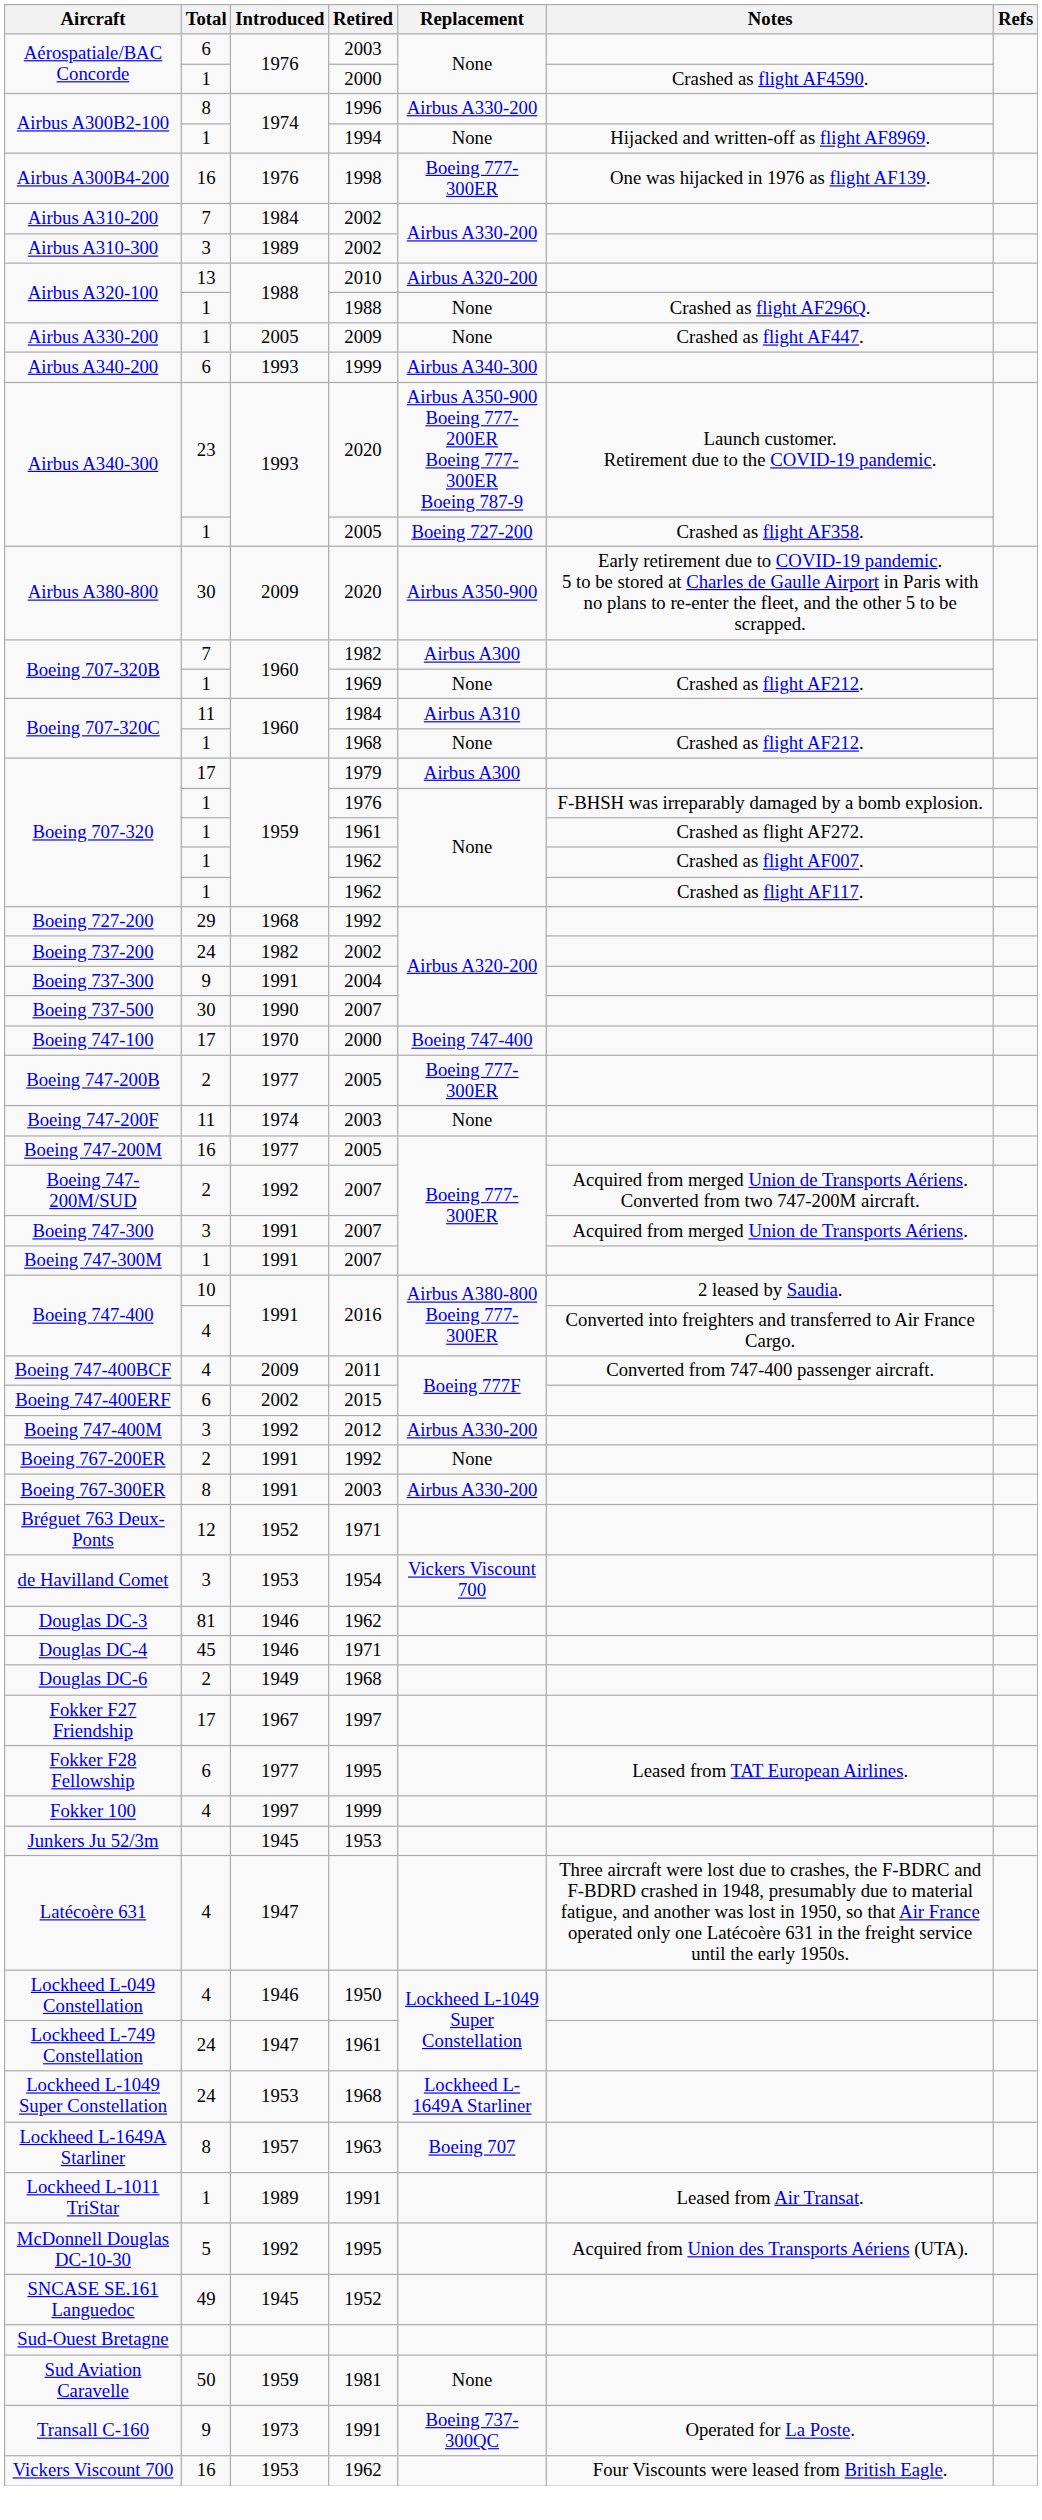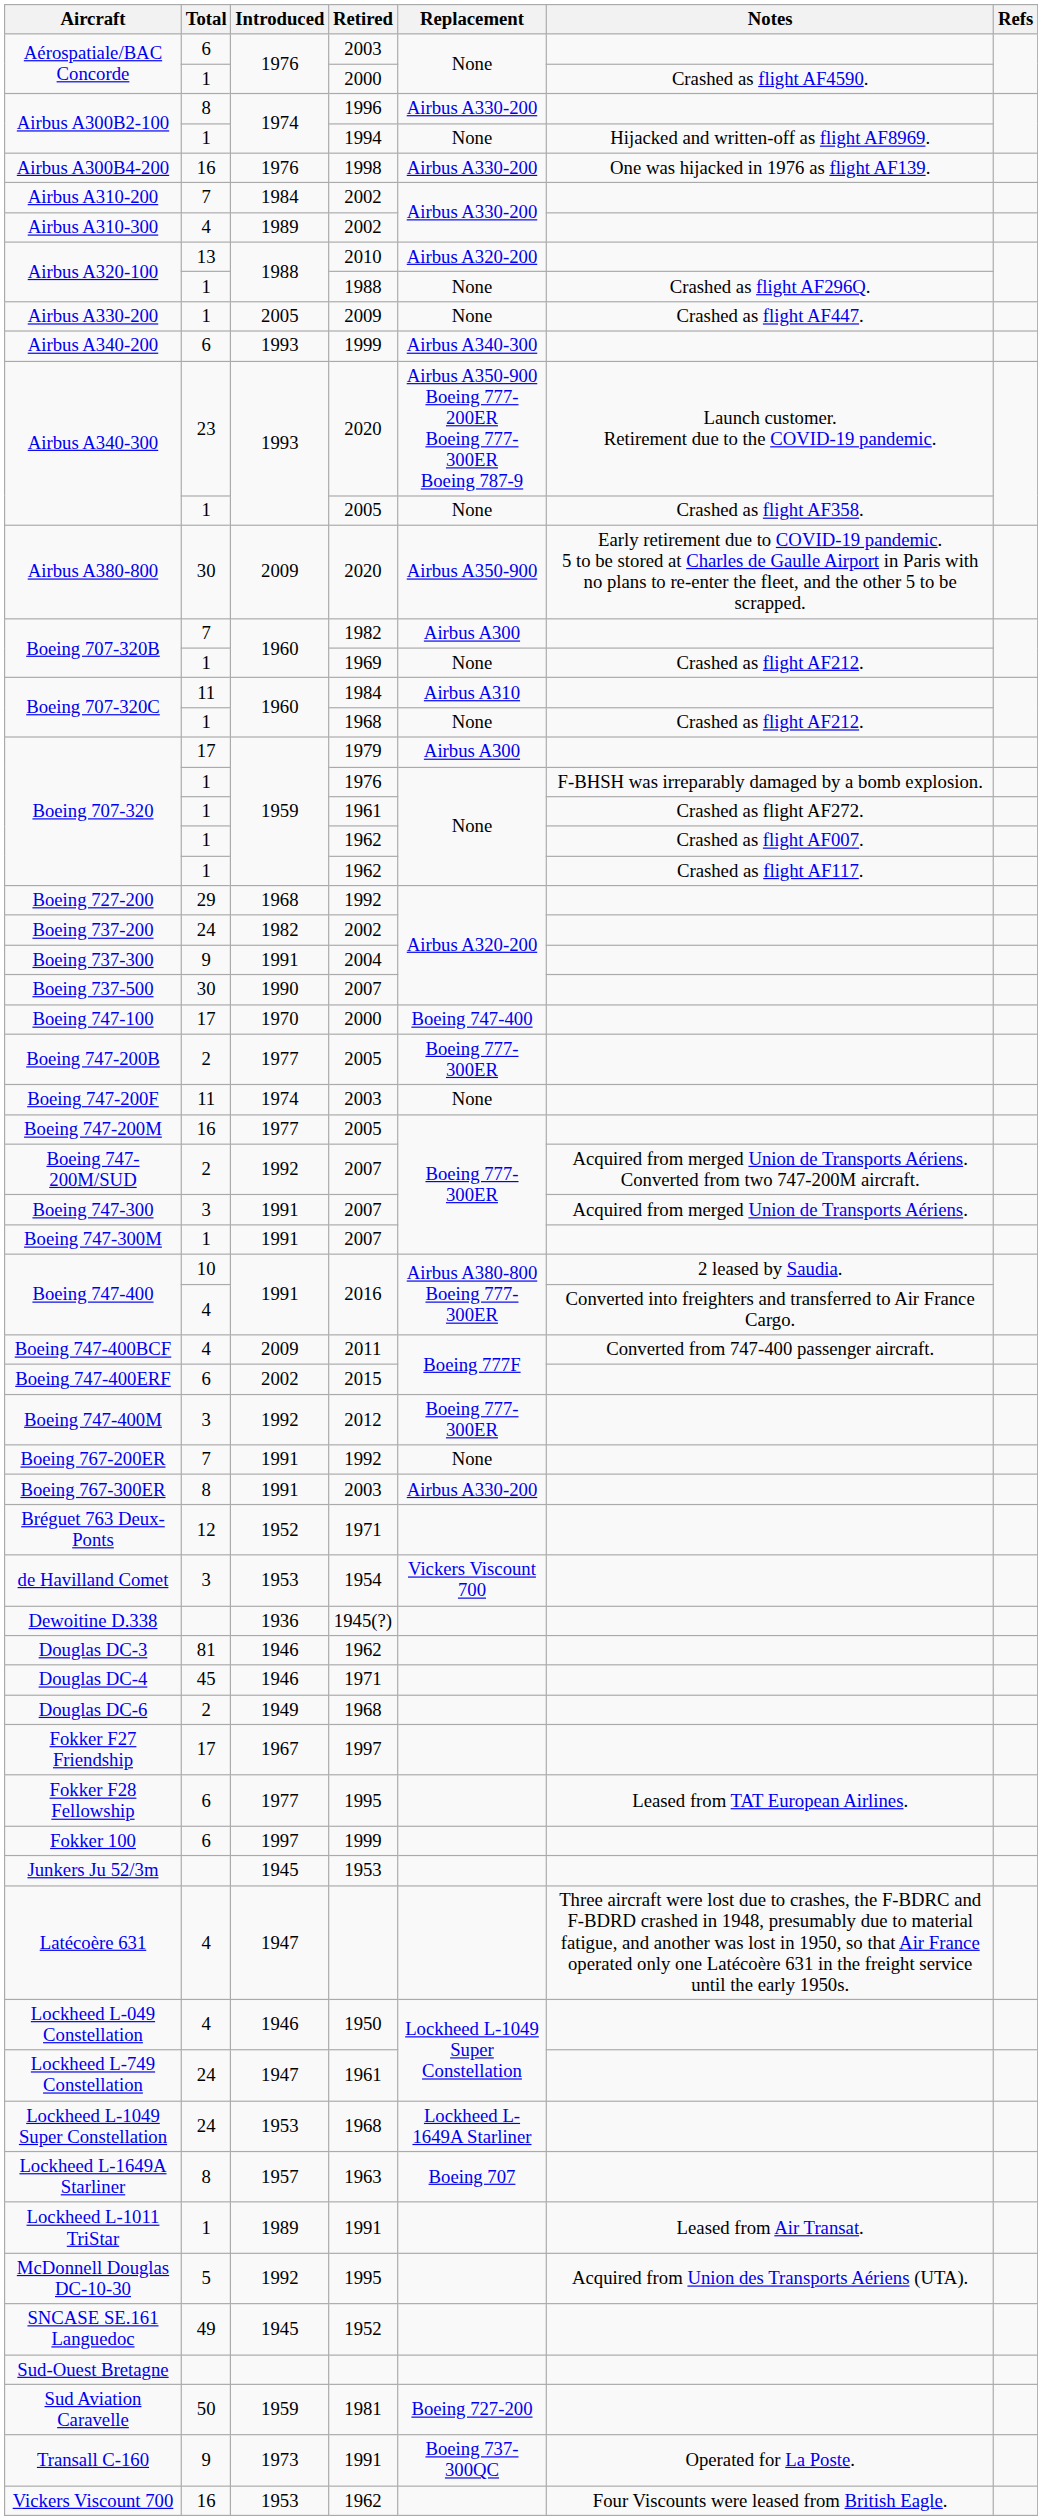(472, 178) Boeing 777-300ER -> (472, 167) Airbus A330-200
(206, 248) 3 -> (206, 227) 4
(472, 531) Boeing 727-200 -> (472, 510) None
(472, 1429) Airbus A330-200 -> (472, 1419) Boeing 777-300ER
(206, 1459) 2 -> (206, 1459) 7
+ row: (93, 1620)
(206, 1811) 4 -> (206, 1840) 6
(472, 2379) None -> (472, 2409) Boeing 727-200
